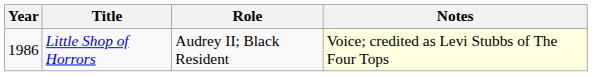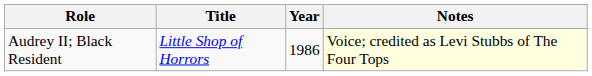columns swapped: (23, 16) <-> (248, 16)
